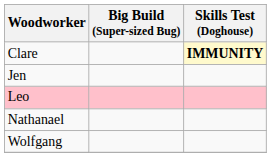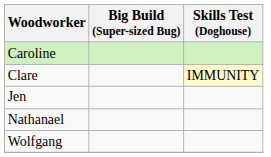+ row: (32, 53)
(225, 53) bold -> (223, 75) normal
- row: (18, 97)
